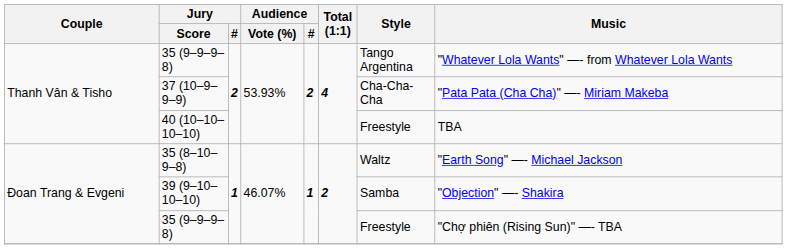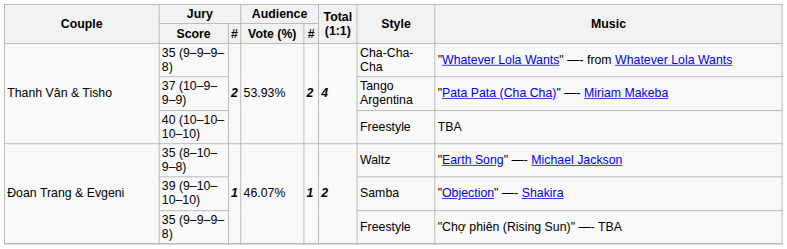(386, 60) Tango Argentina -> (387, 60) Cha-Cha-Cha
(387, 93) Cha-Cha-Cha -> (386, 93) Tango Argentina
